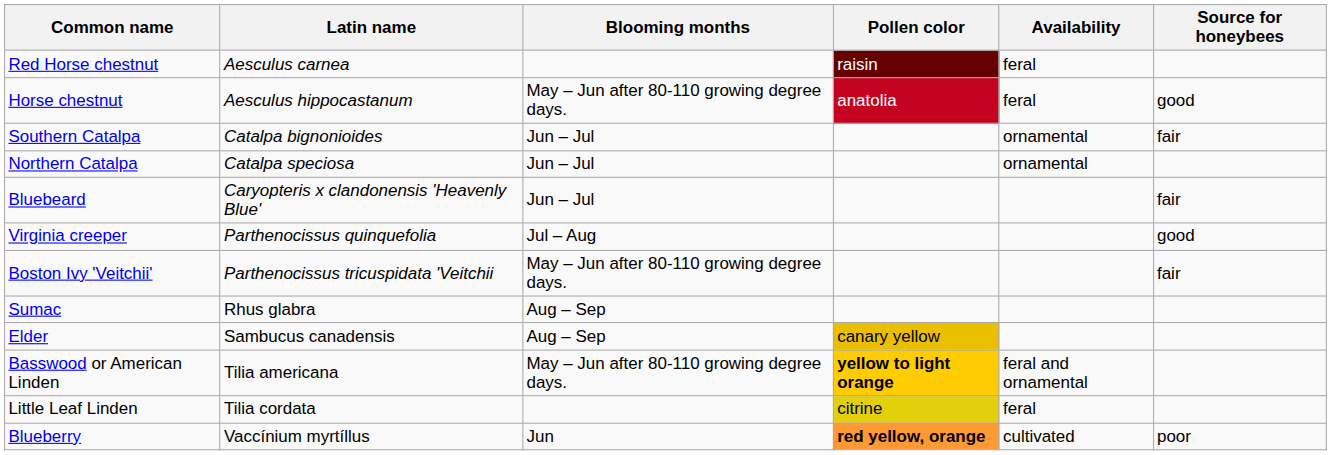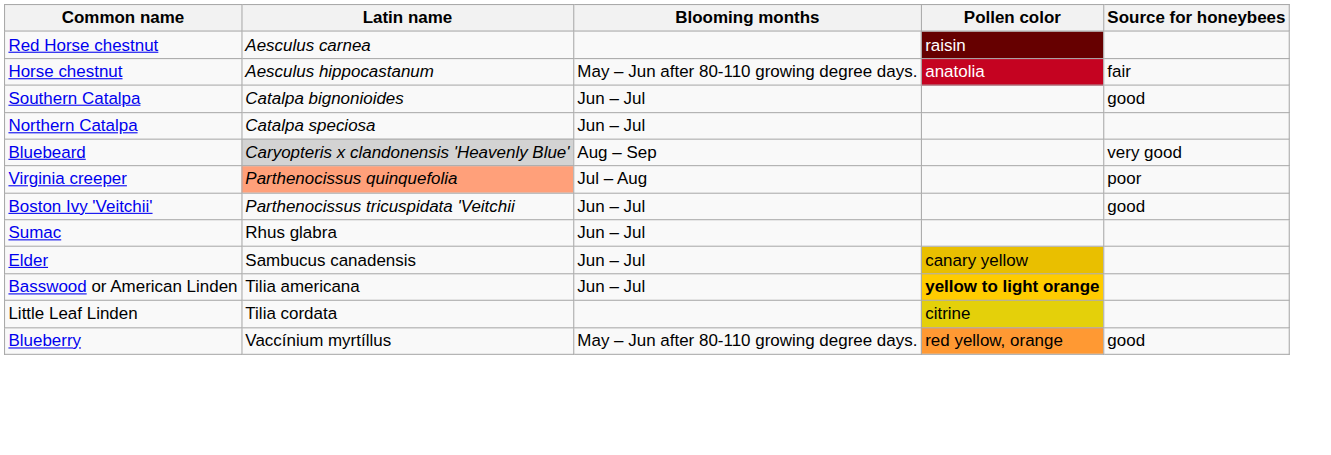- column: (1076, 27)
(1176, 100) good -> (1119, 71) fair
(1169, 136) fair -> (1126, 98) good
(365, 200) no background -> (407, 152) lightgrey background
(560, 200) Jun – Jul -> (617, 152) Aug – Sep
(1169, 200) fair -> (1145, 152) very good
(330, 236) no background -> (351, 179) lightsalmon background
(1176, 236) good -> (1124, 179) poor
(674, 273) May – Jun after 80-110 growing degree days. -> (611, 206) Jun – Jul
(1169, 273) fair -> (1126, 206) good
(566, 309) Aug – Sep -> (611, 233) Jun – Jul
(566, 336) Aug – Sep -> (611, 260) Jun – Jul
(674, 372) May – Jun after 80-110 growing degree days. -> (611, 286) Jun – Jul
(540, 436) Jun -> (747, 340) May – Jun after 80-110 growing degree days.
(911, 436) bold -> (994, 340) normal
(1174, 436) poor -> (1126, 340) good
